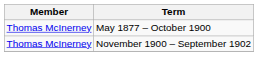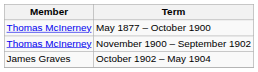+ row: (153, 59)
